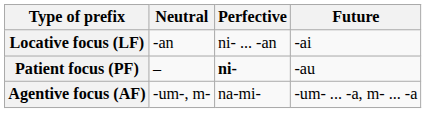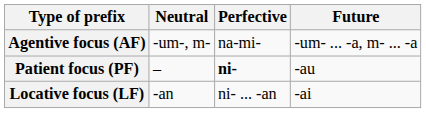rows swapped: (77, 94) <-> (77, 42)
